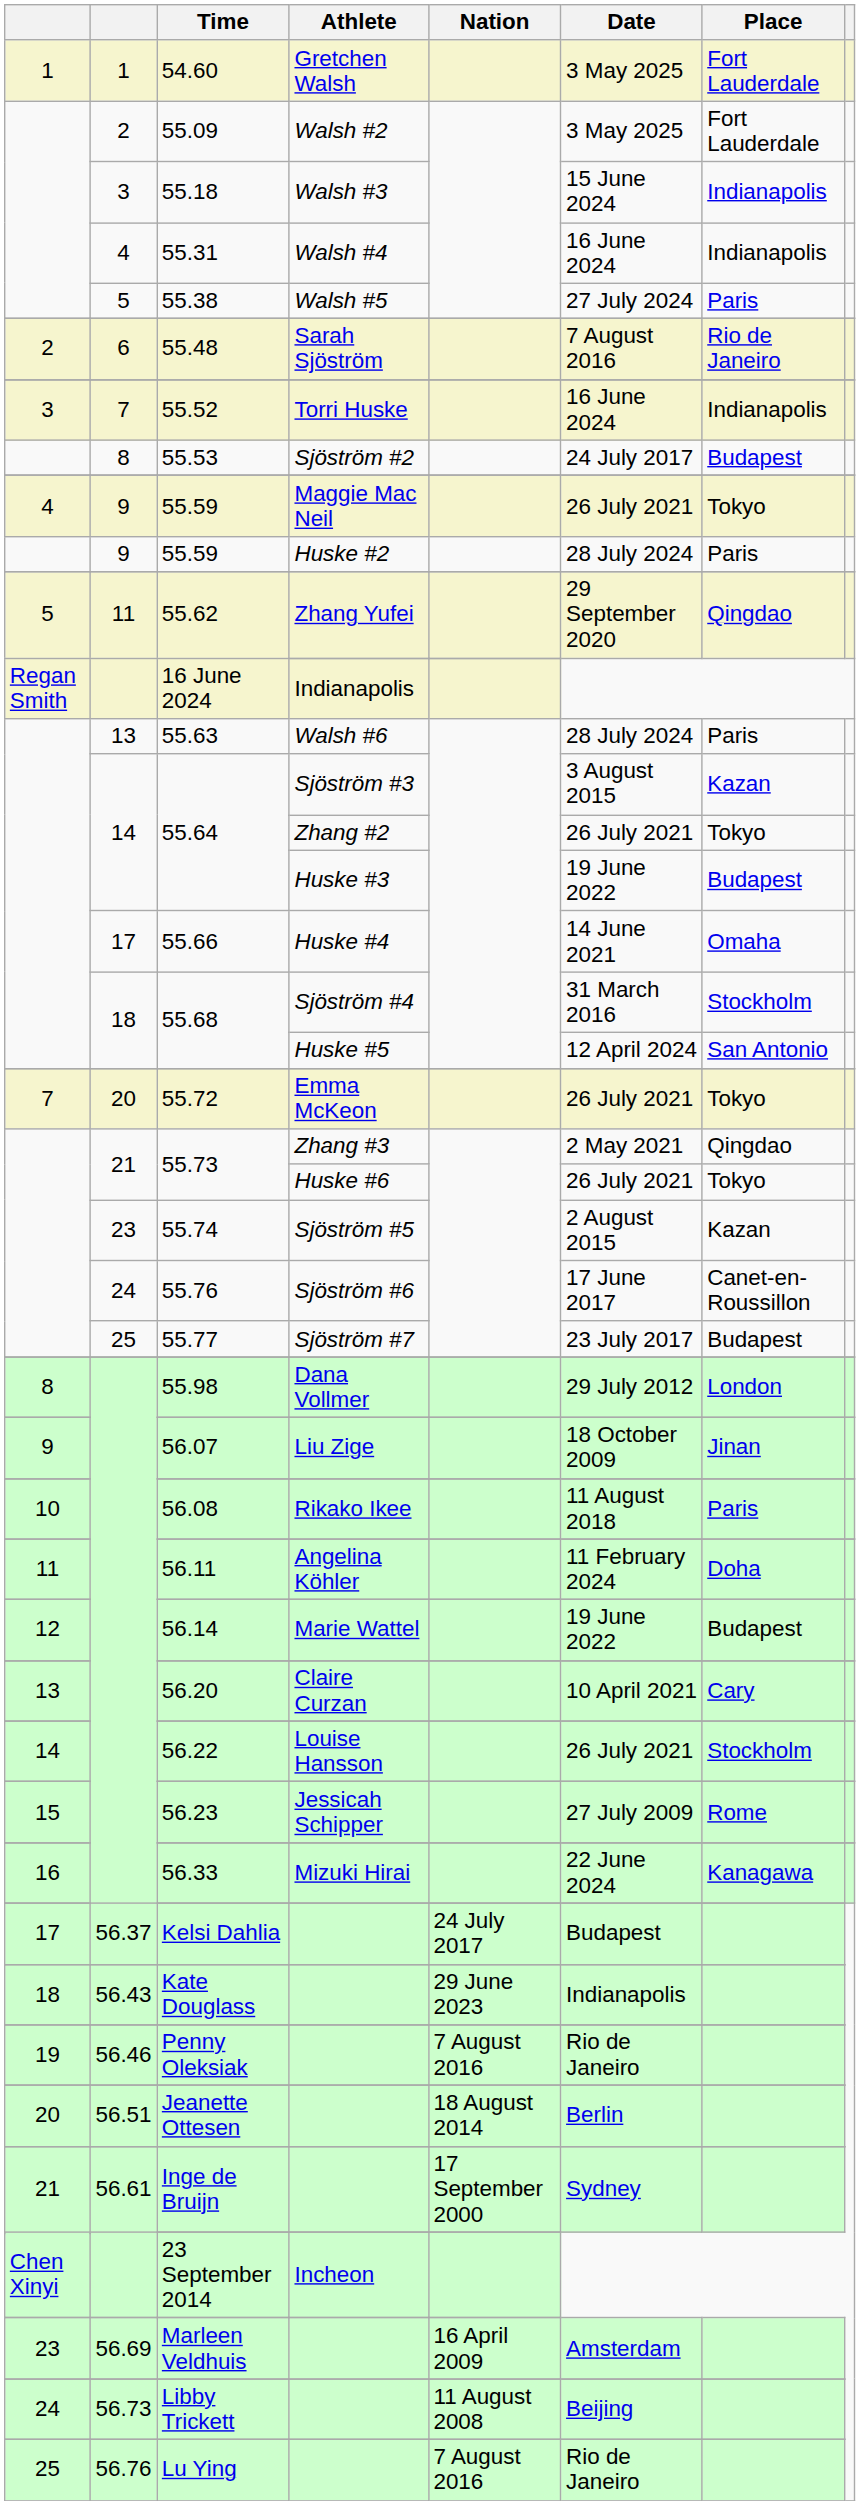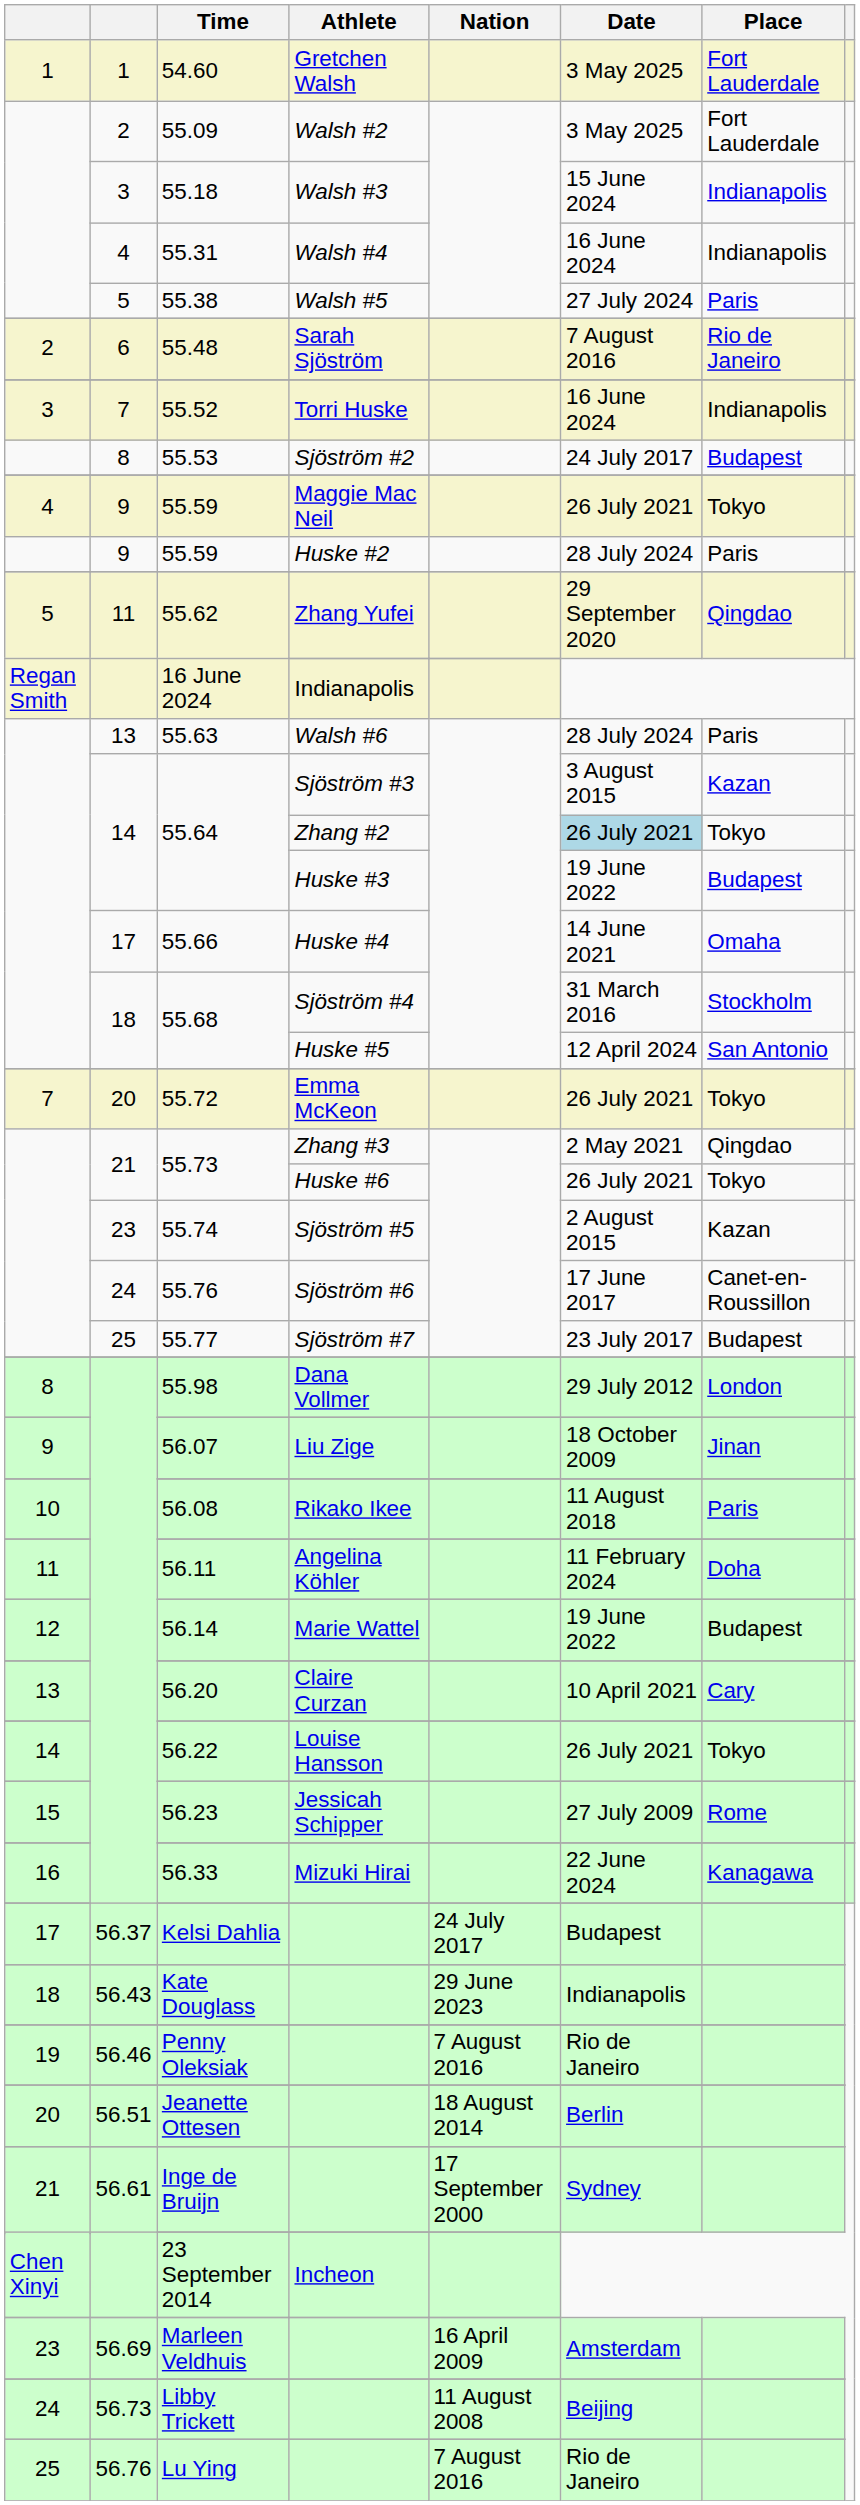(630, 832) no background -> (630, 832) lightblue background
(760, 1751) Stockholm -> (736, 1751) Tokyo
